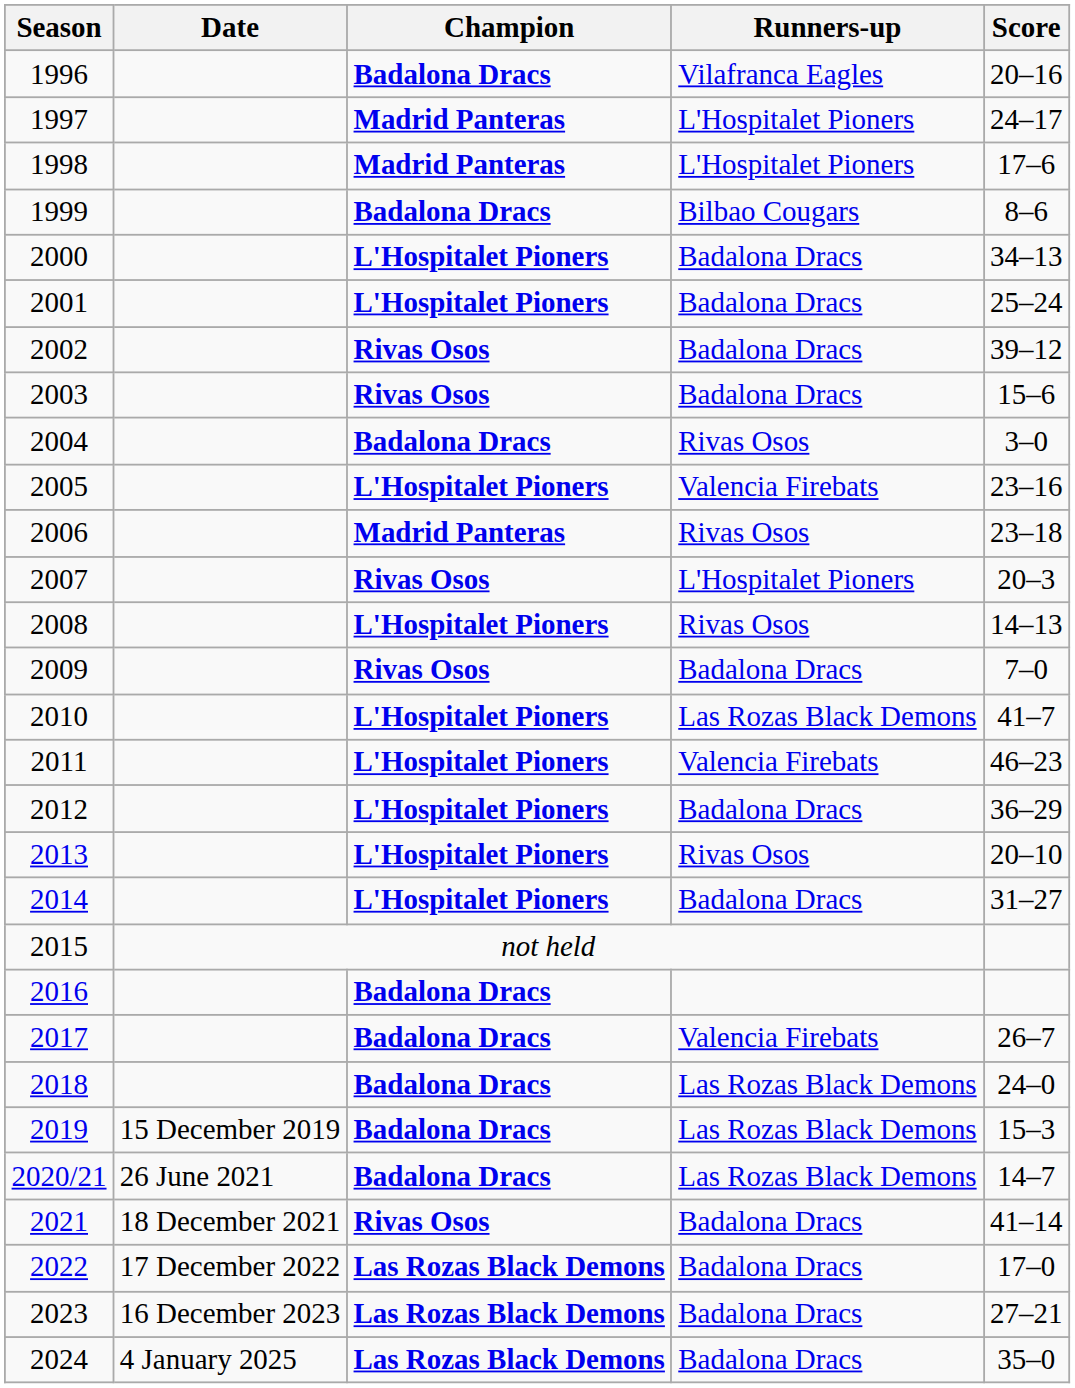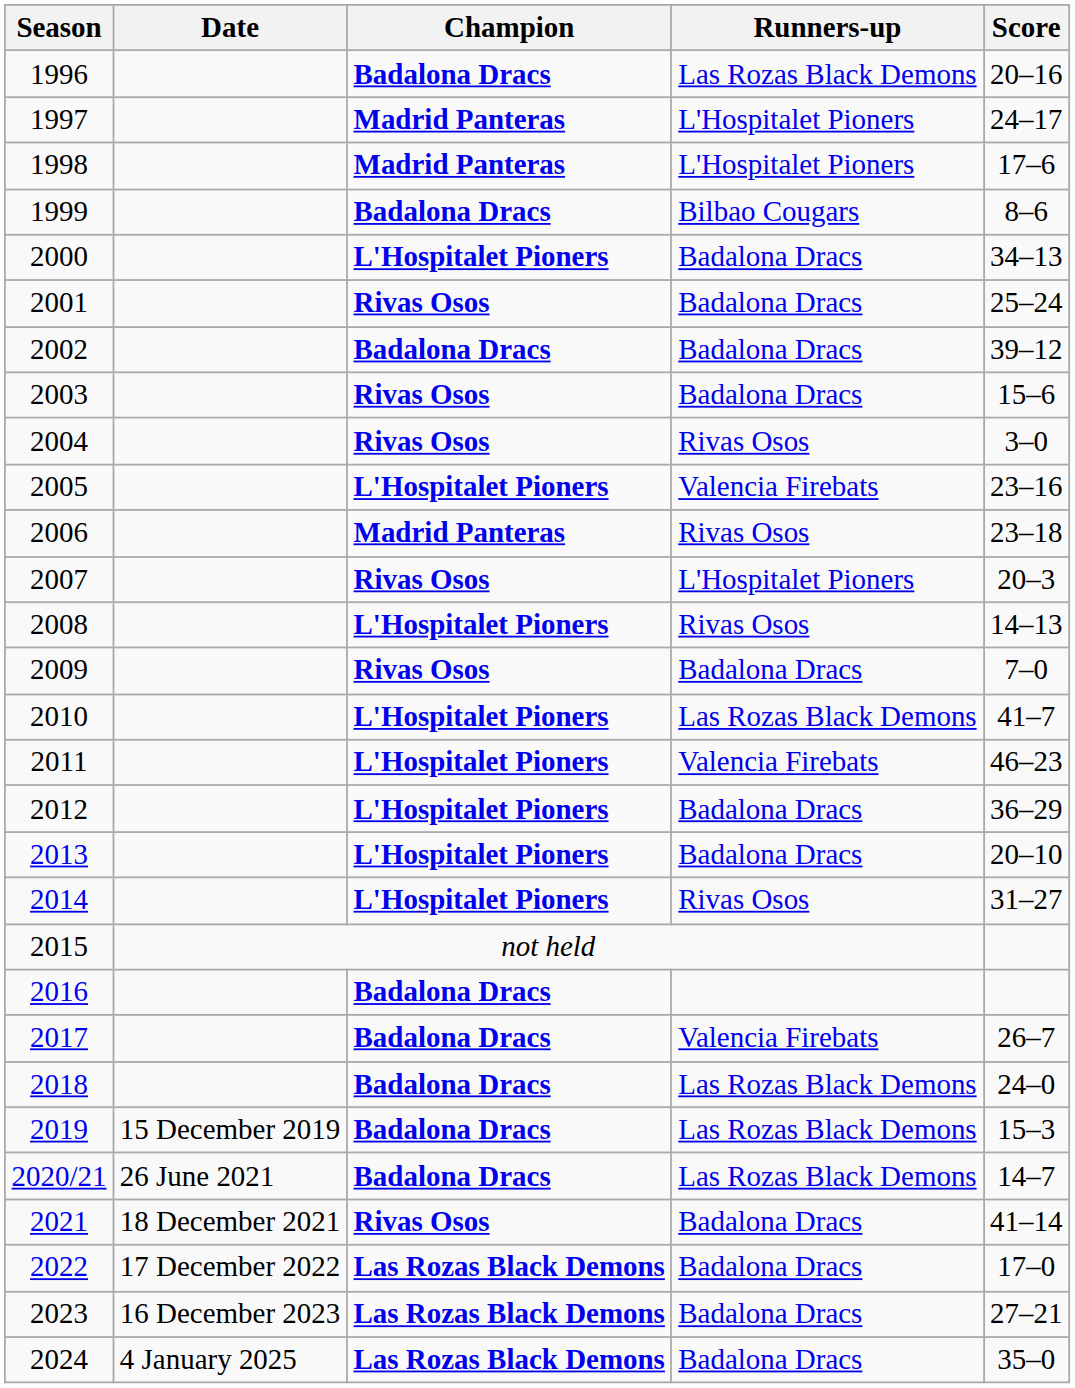(781, 73) Vilafranca Eagles -> (827, 73) Las Rozas Black Demons
(481, 303) L'Hospitalet Pioners -> (422, 303) Rivas Osos
(422, 348) Rivas Osos -> (452, 348) Badalona Dracs
(452, 440) Badalona Dracs -> (422, 440) Rivas Osos
(744, 854) Rivas Osos -> (770, 854) Badalona Dracs
(770, 900) Badalona Dracs -> (744, 900) Rivas Osos
